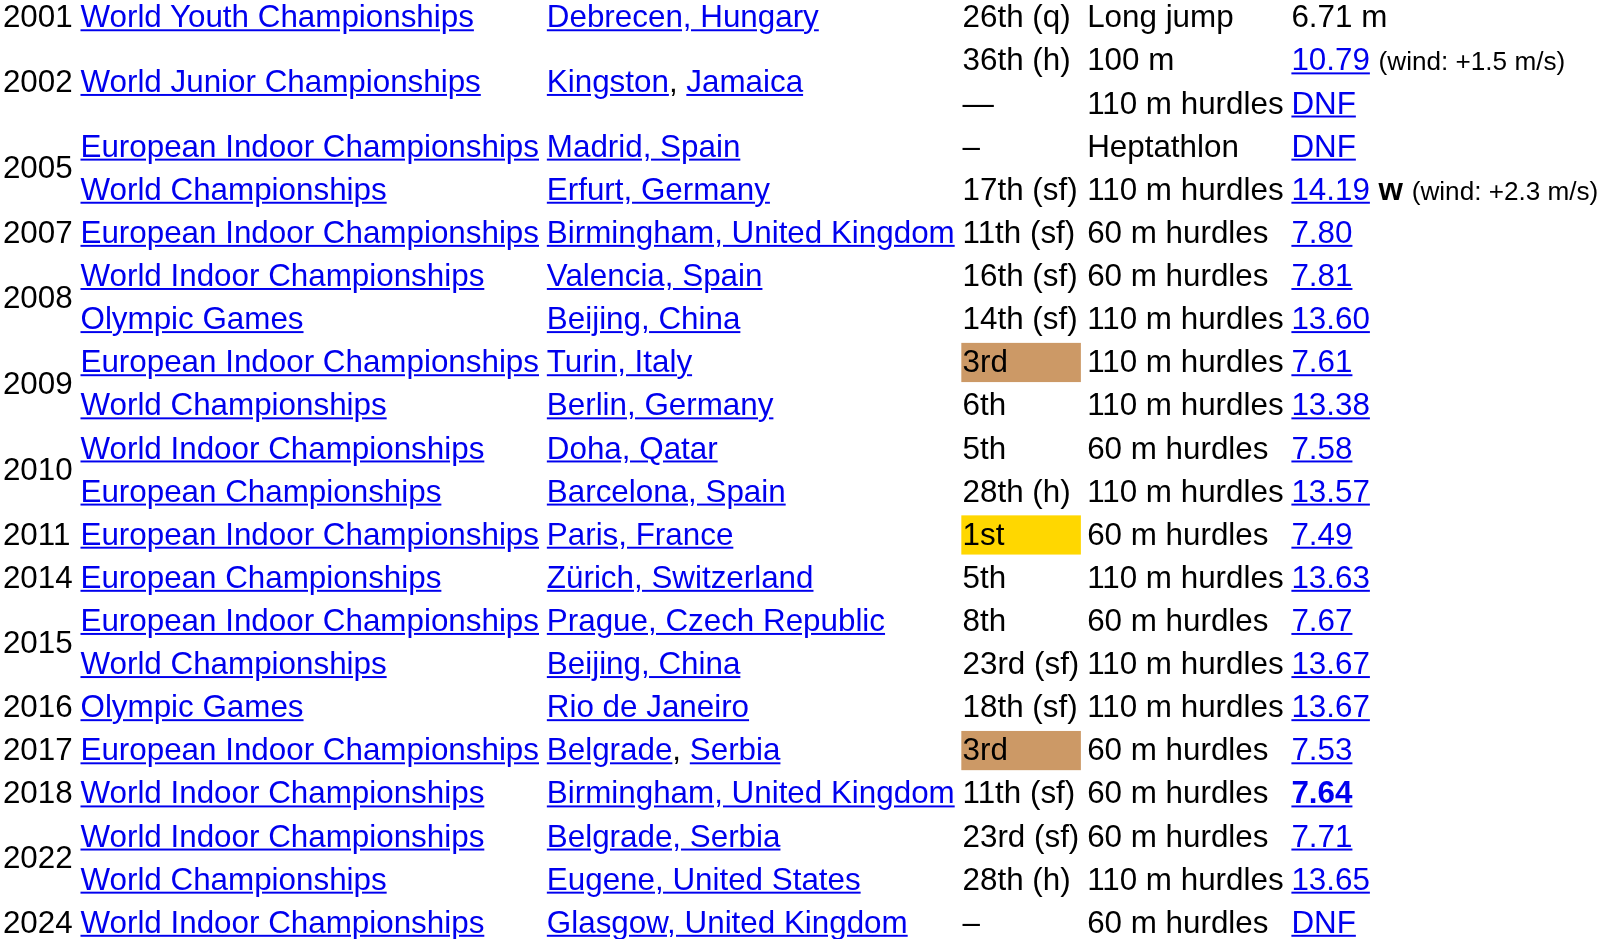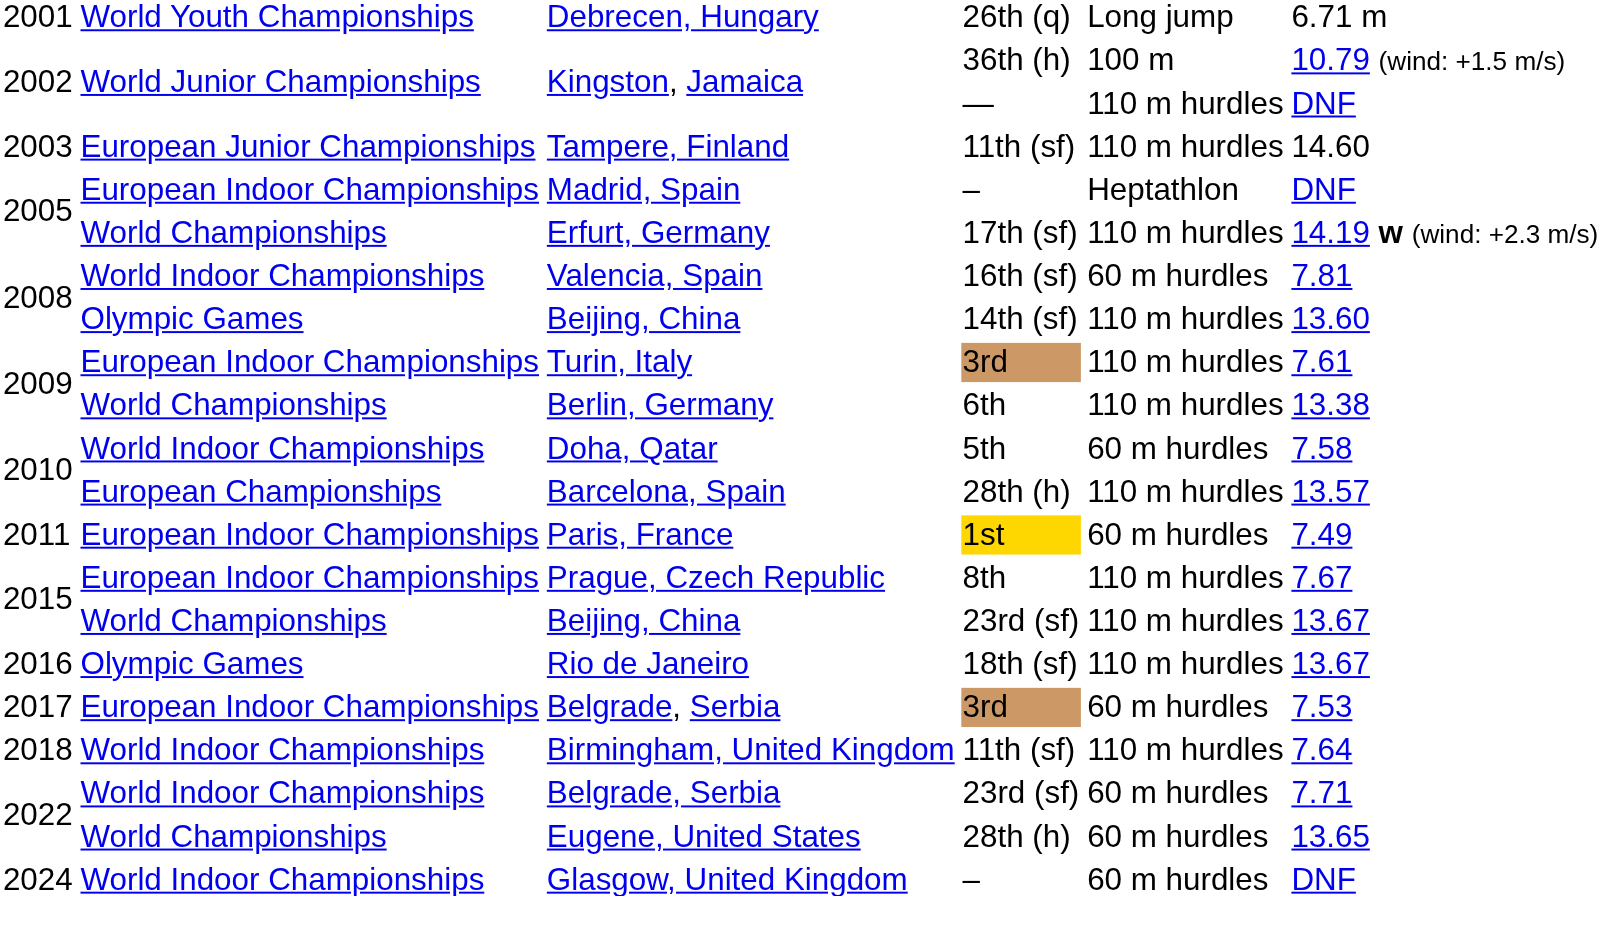+ row: (38, 146)
- row: (38, 232)
- row: (38, 577)
(1178, 620) 60 m hurdles -> (1185, 577) 110 m hurdles
(1178, 793) 60 m hurdles -> (1185, 750) 110 m hurdles
(1322, 793) bold -> (1322, 750) normal
(1185, 879) 110 m hurdles -> (1178, 836) 60 m hurdles
